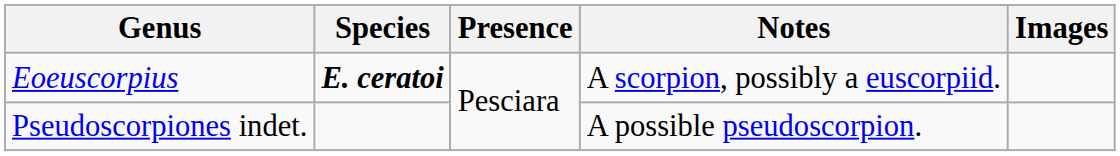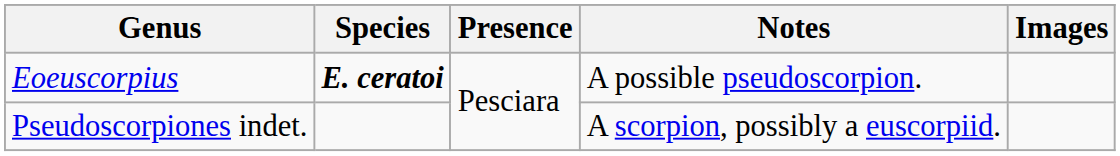(794, 77) A scorpion, possibly a euscorpiid. -> (754, 77) A possible pseudoscorpion.
(754, 125) A possible pseudoscorpion. -> (794, 125) A scorpion, possibly a euscorpiid.
